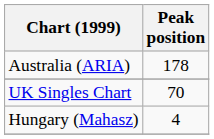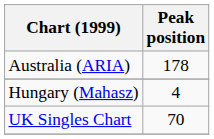rows swapped: (74, 119) <-> (70, 92)
